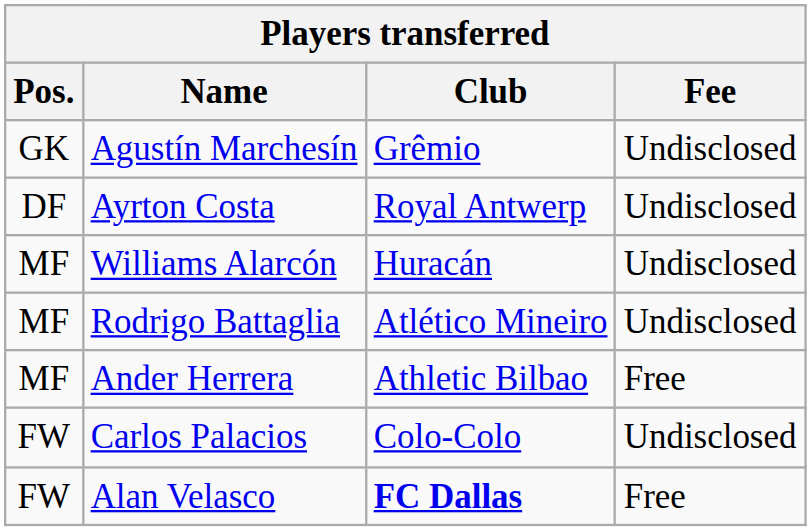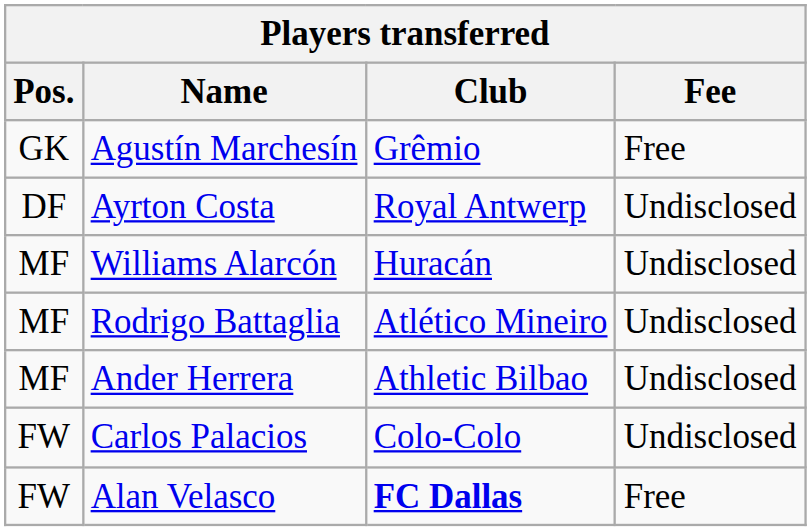(710, 148) Undisclosed -> (655, 148) Free
(655, 379) Free -> (710, 379) Undisclosed
